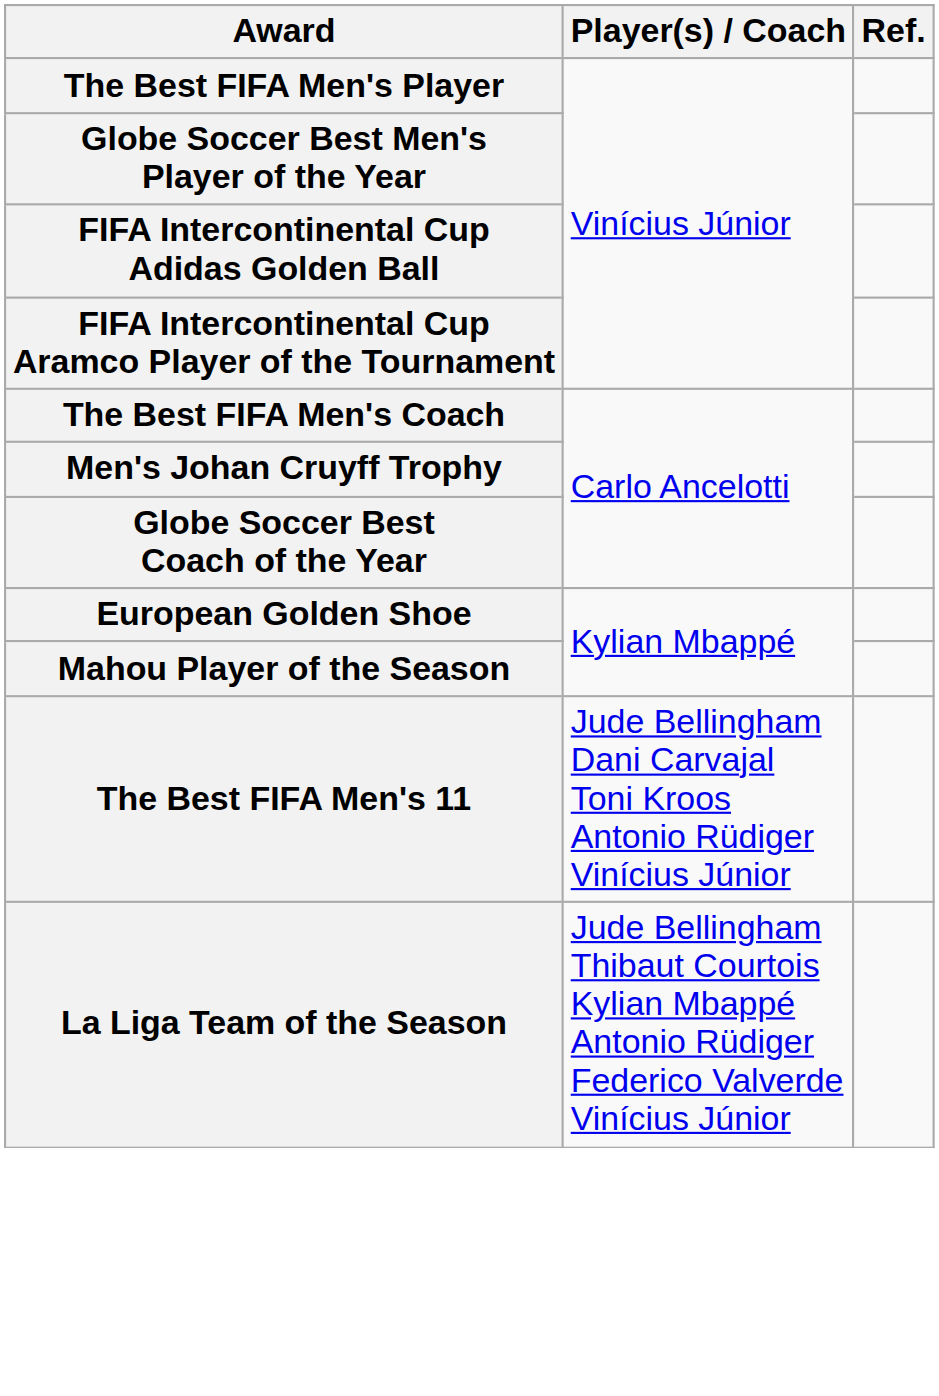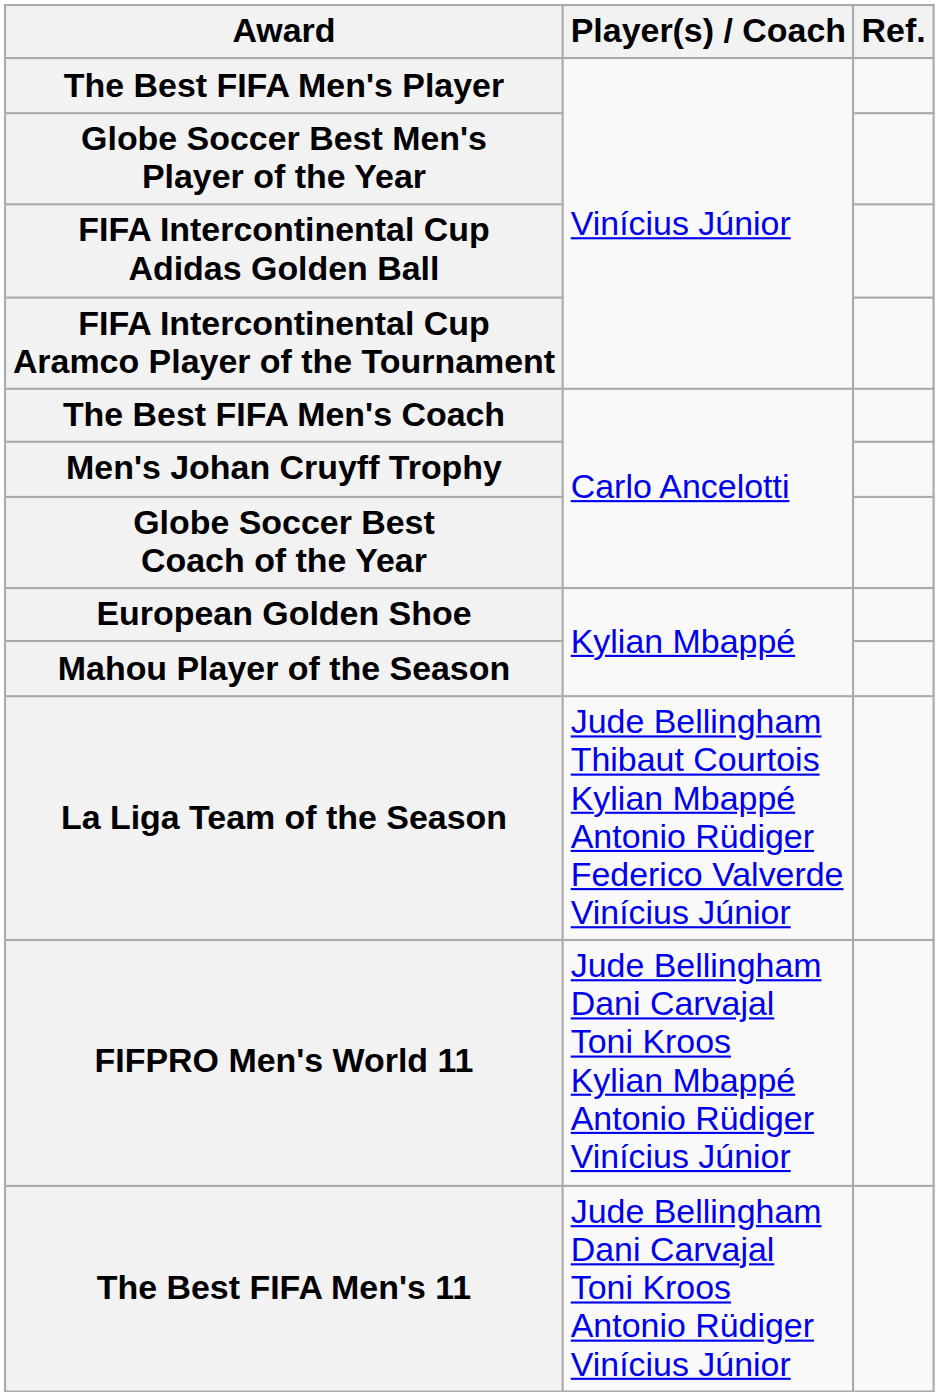rows swapped: (284, 798) <-> (284, 1023)
+ row: (284, 1061)
